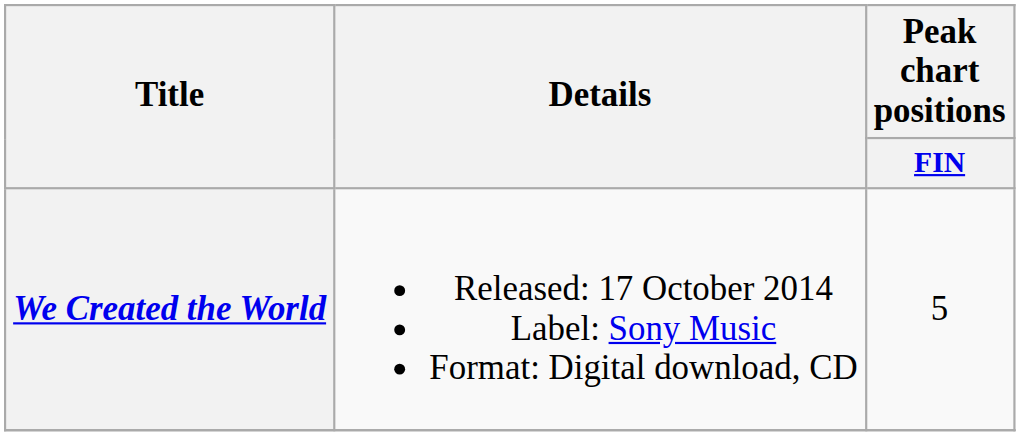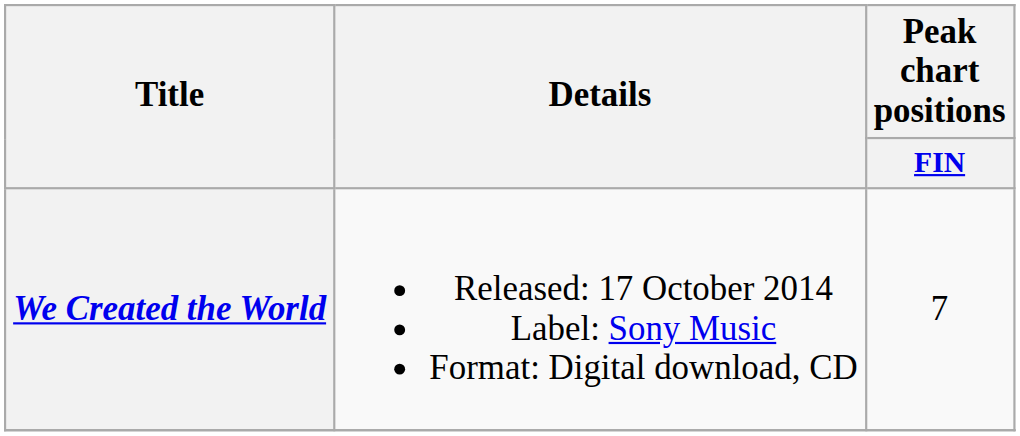(940, 308) 5 -> (940, 308) 7
